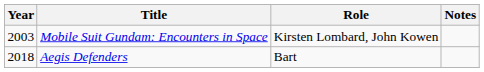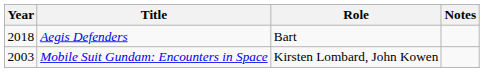rows swapped: (154, 36) <-> (84, 57)
